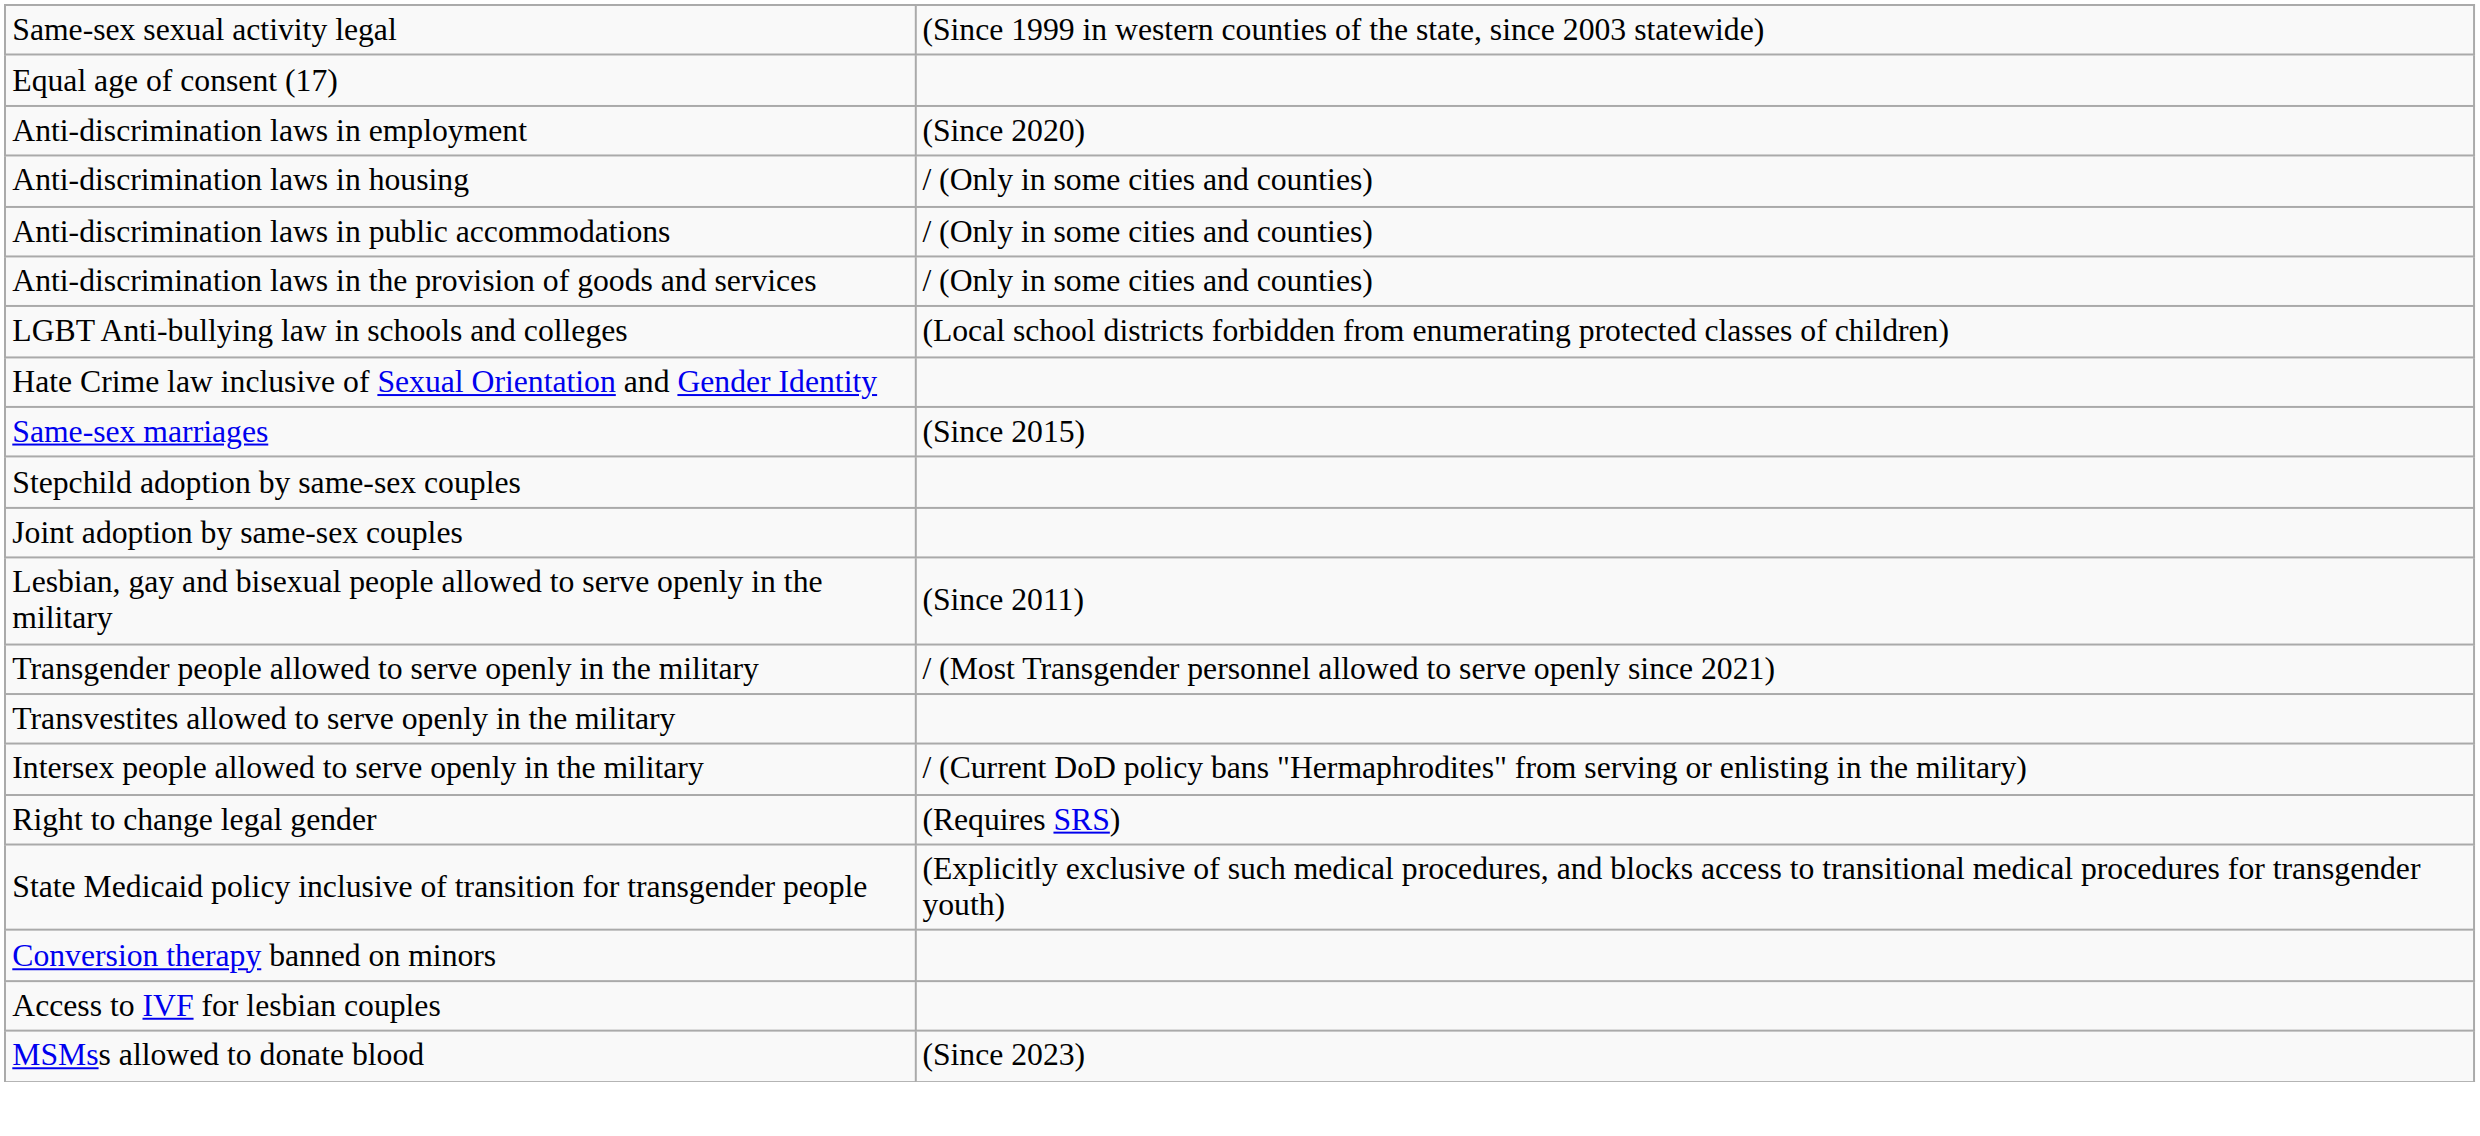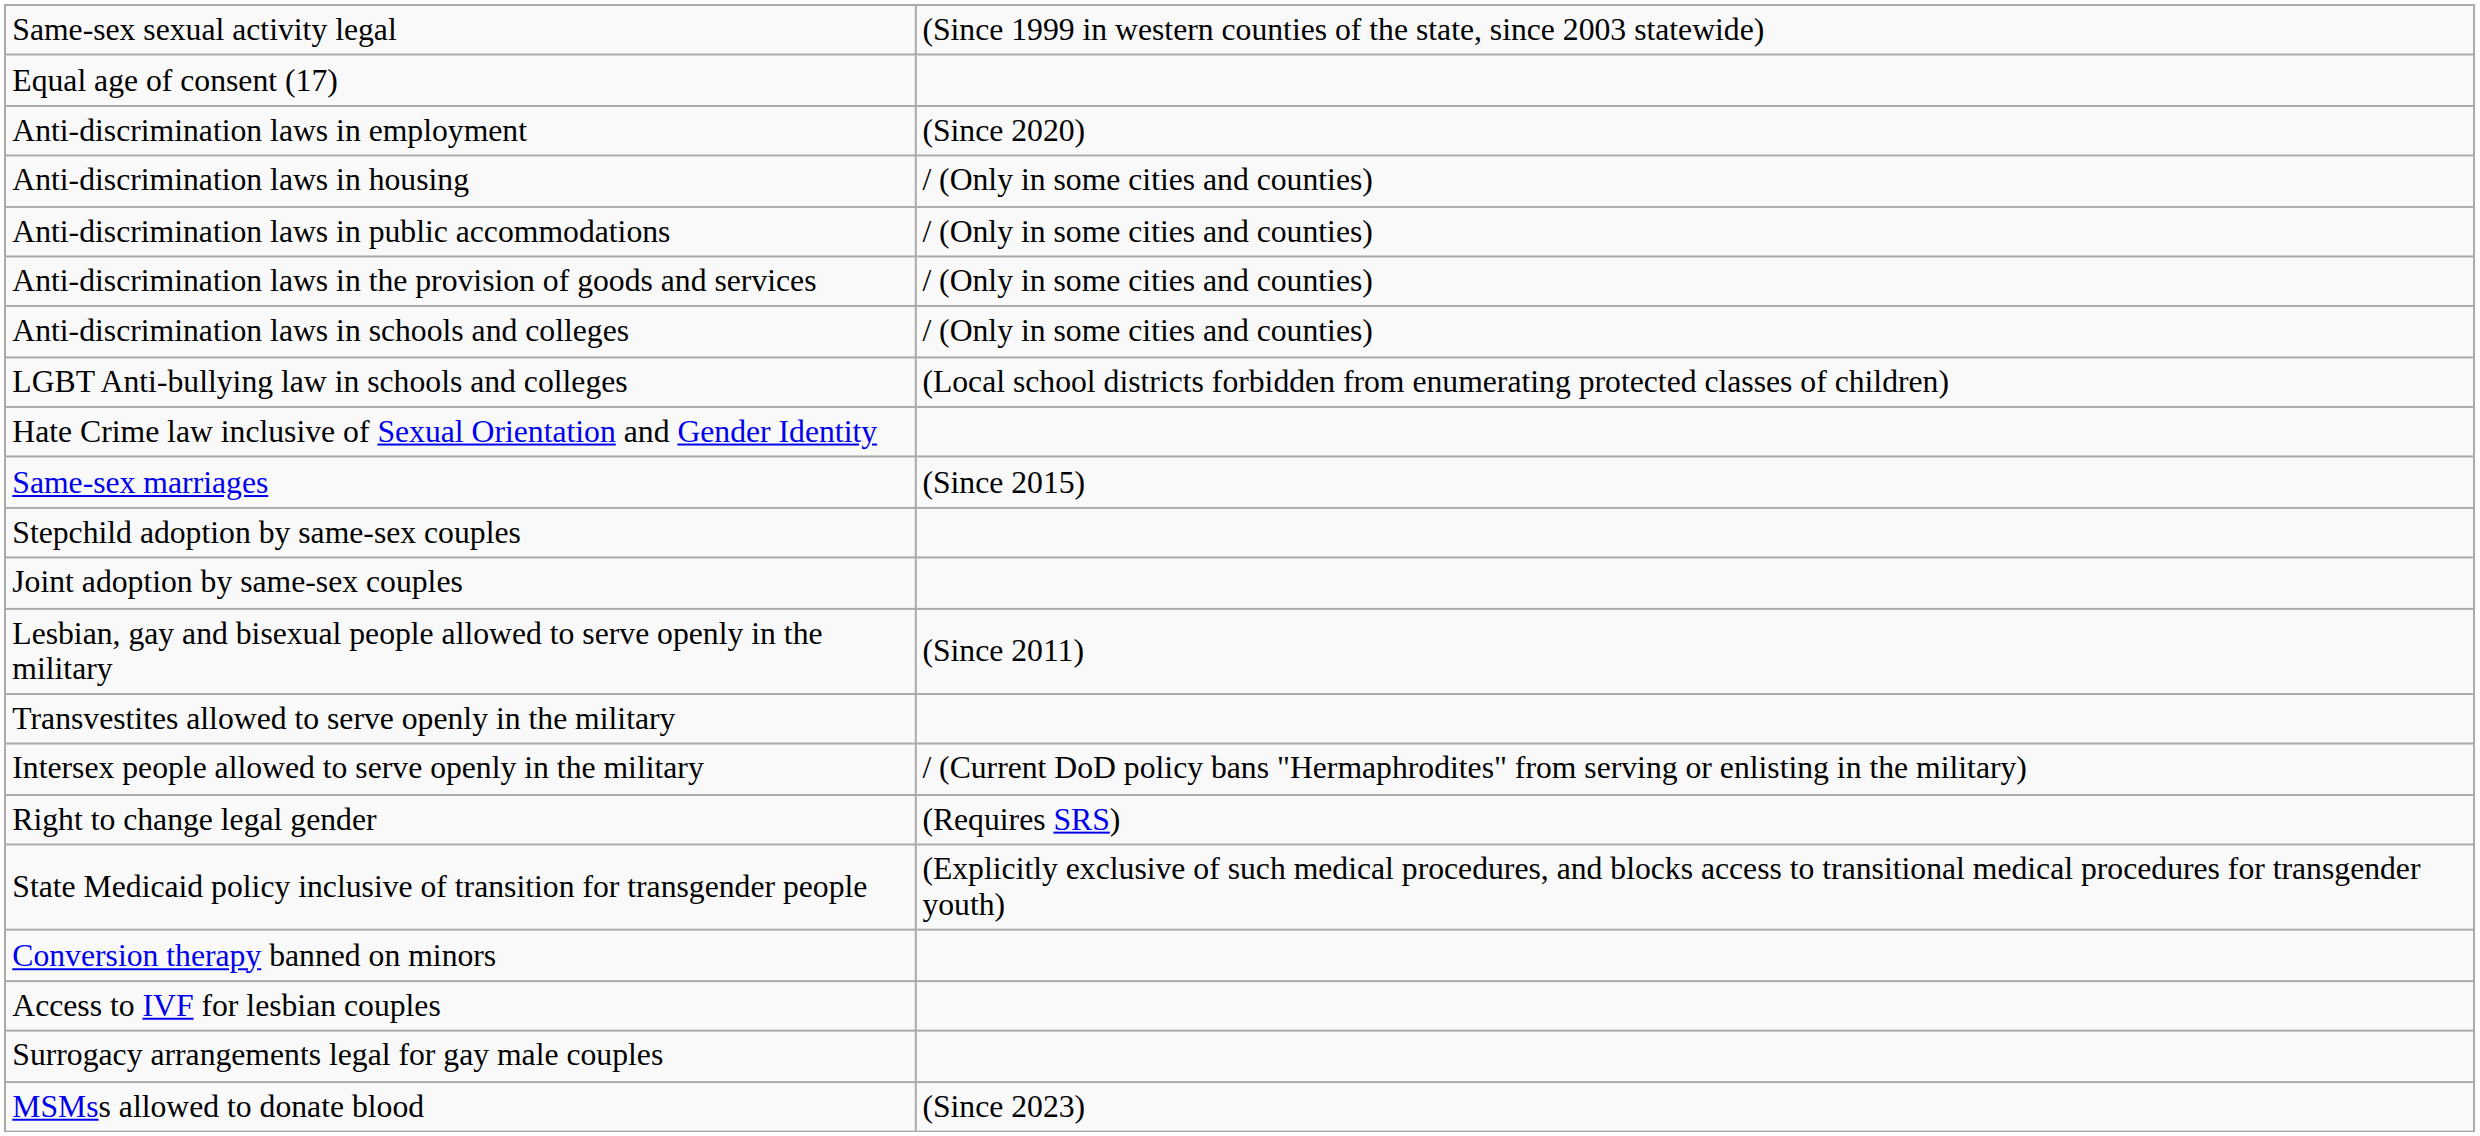+ row: (321, 331)
- row: (386, 668)
+ row: (338, 1055)
